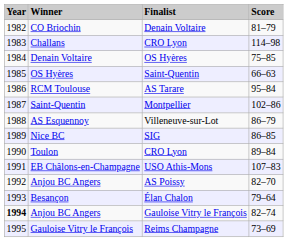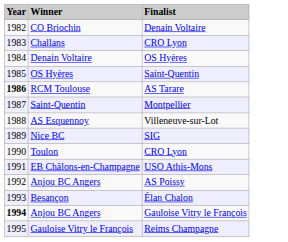- column: (263, 12)
(16, 89) normal -> (16, 89) bold
